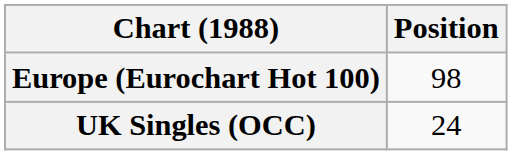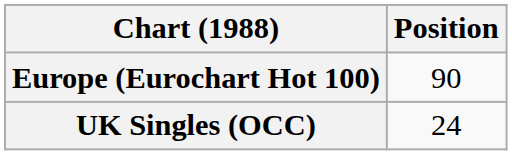(446, 76) 98 -> (446, 76) 90
